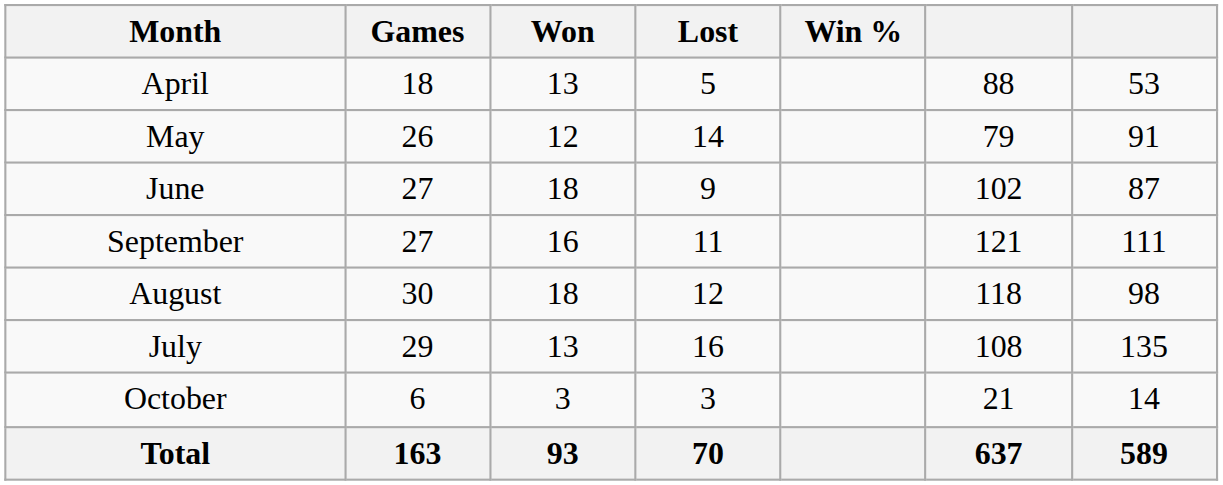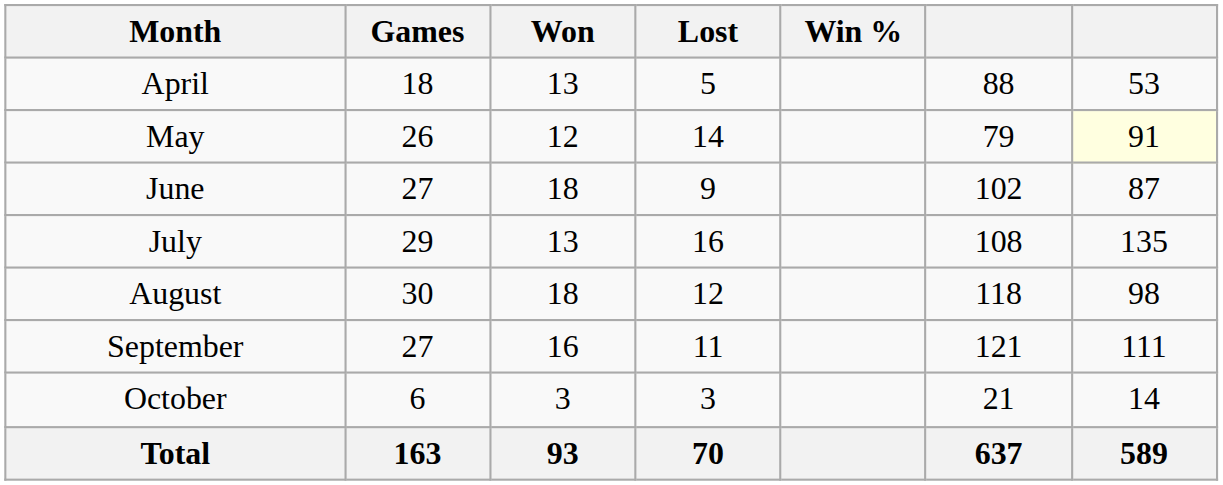(1144, 136) no background -> (1144, 136) lightyellow background
rows swapped: (175, 346) <-> (175, 241)
